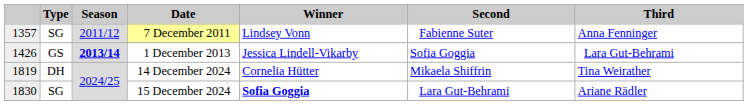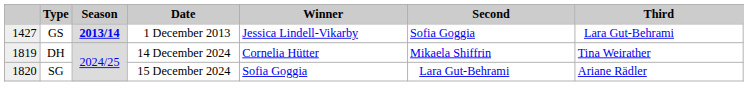- row: (190, 33)
(24, 52) 1426 -> (24, 33) 1427
(24, 90) 1830 -> (24, 71) 1820
(276, 90) bold -> (275, 71) normal
